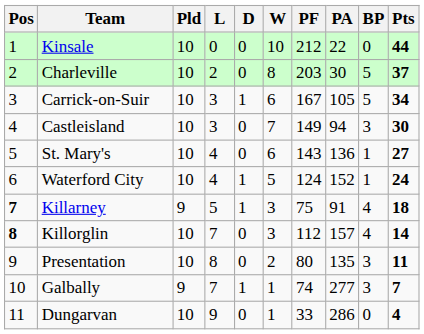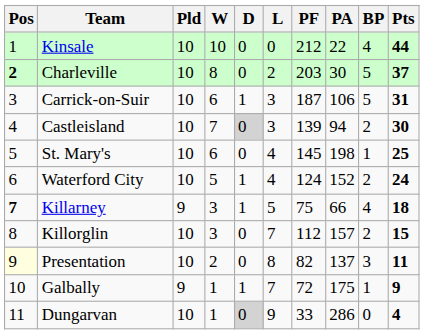columns swapped: (278, 18) <-> (220, 18)
(367, 45) 0 -> (367, 45) 4
(13, 72) normal -> (13, 72) bold
(309, 99) 167 -> (309, 99) 187
(342, 99) 105 -> (342, 99) 106
(401, 99) 34 -> (401, 99) 31
(242, 126) no background -> (242, 126) lightgrey background
(309, 126) 149 -> (309, 126) 139
(367, 126) 3 -> (367, 126) 2
(309, 153) 143 -> (309, 153) 145
(342, 153) 136 -> (342, 153) 198
(401, 153) 27 -> (401, 153) 25
(367, 180) 1 -> (367, 180) 2
(338, 207) 91 -> (338, 207) 66
(13, 234) bold -> (13, 234) normal
(367, 234) 4 -> (367, 234) 2
(401, 234) 14 -> (401, 234) 15
(13, 260) no background -> (13, 260) lightyellow background
(305, 260) 80 -> (305, 260) 82
(342, 260) 135 -> (342, 260) 137
(305, 287) 74 -> (305, 287) 72
(342, 287) 277 -> (342, 287) 175
(367, 287) 3 -> (367, 287) 1
(396, 287) 7 -> (396, 287) 9
(242, 314) no background -> (242, 314) lightgrey background
